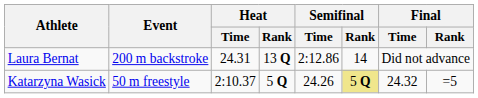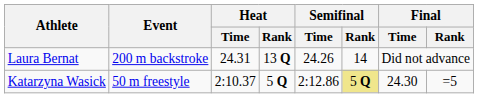(319, 59) 2:12.86 -> (319, 59) 24.26
(319, 81) 24.26 -> (319, 81) 2:12.86
(402, 81) 24.32 -> (402, 81) 24.30
